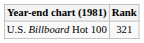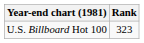(124, 30) 321 -> (124, 30) 323
